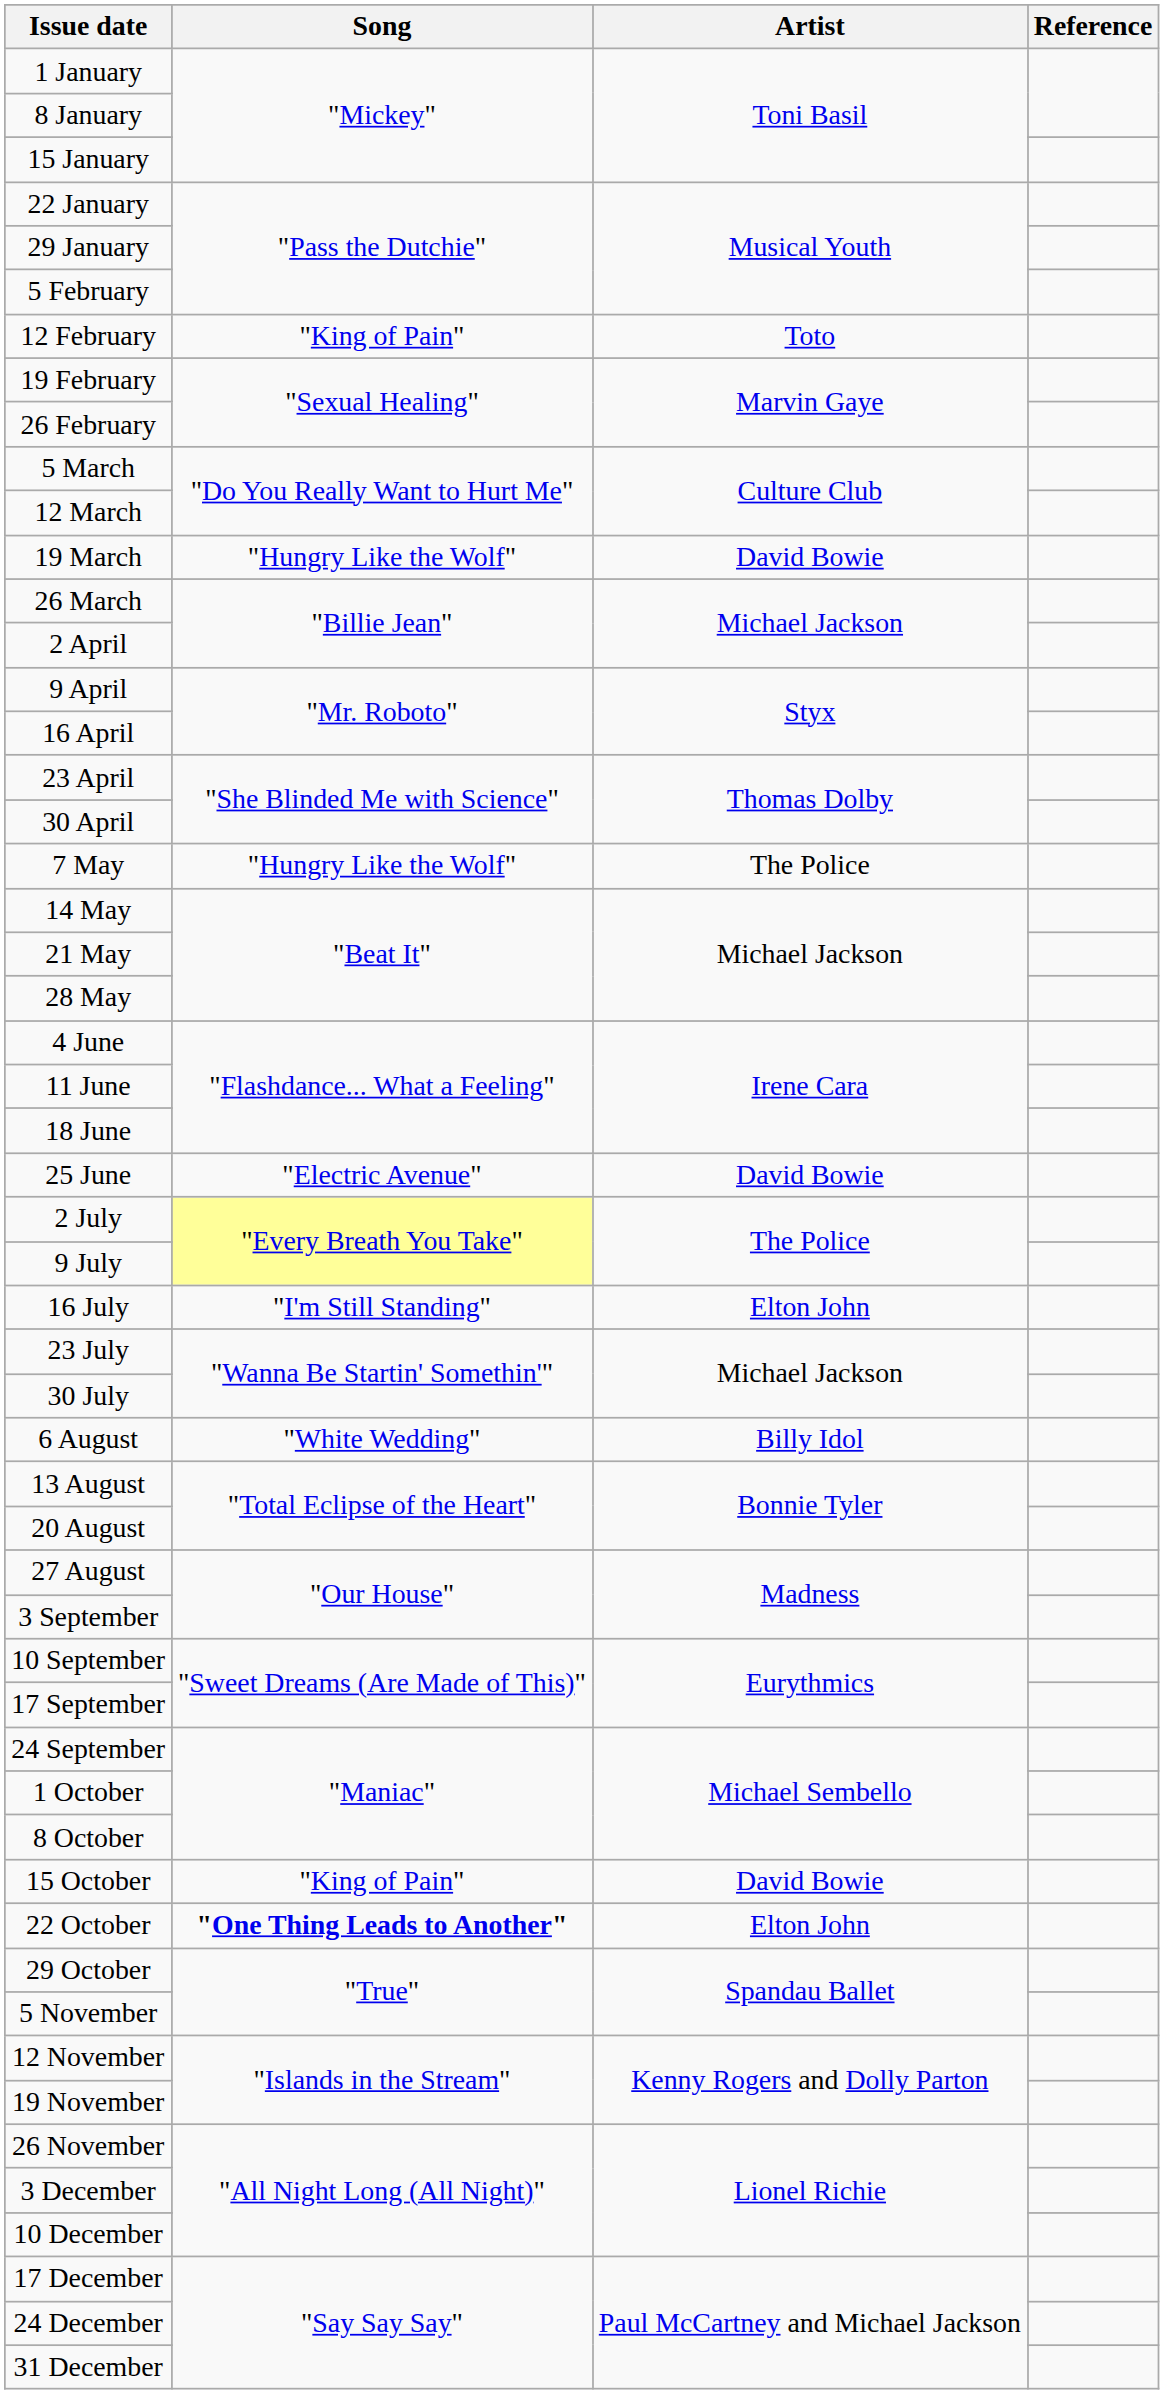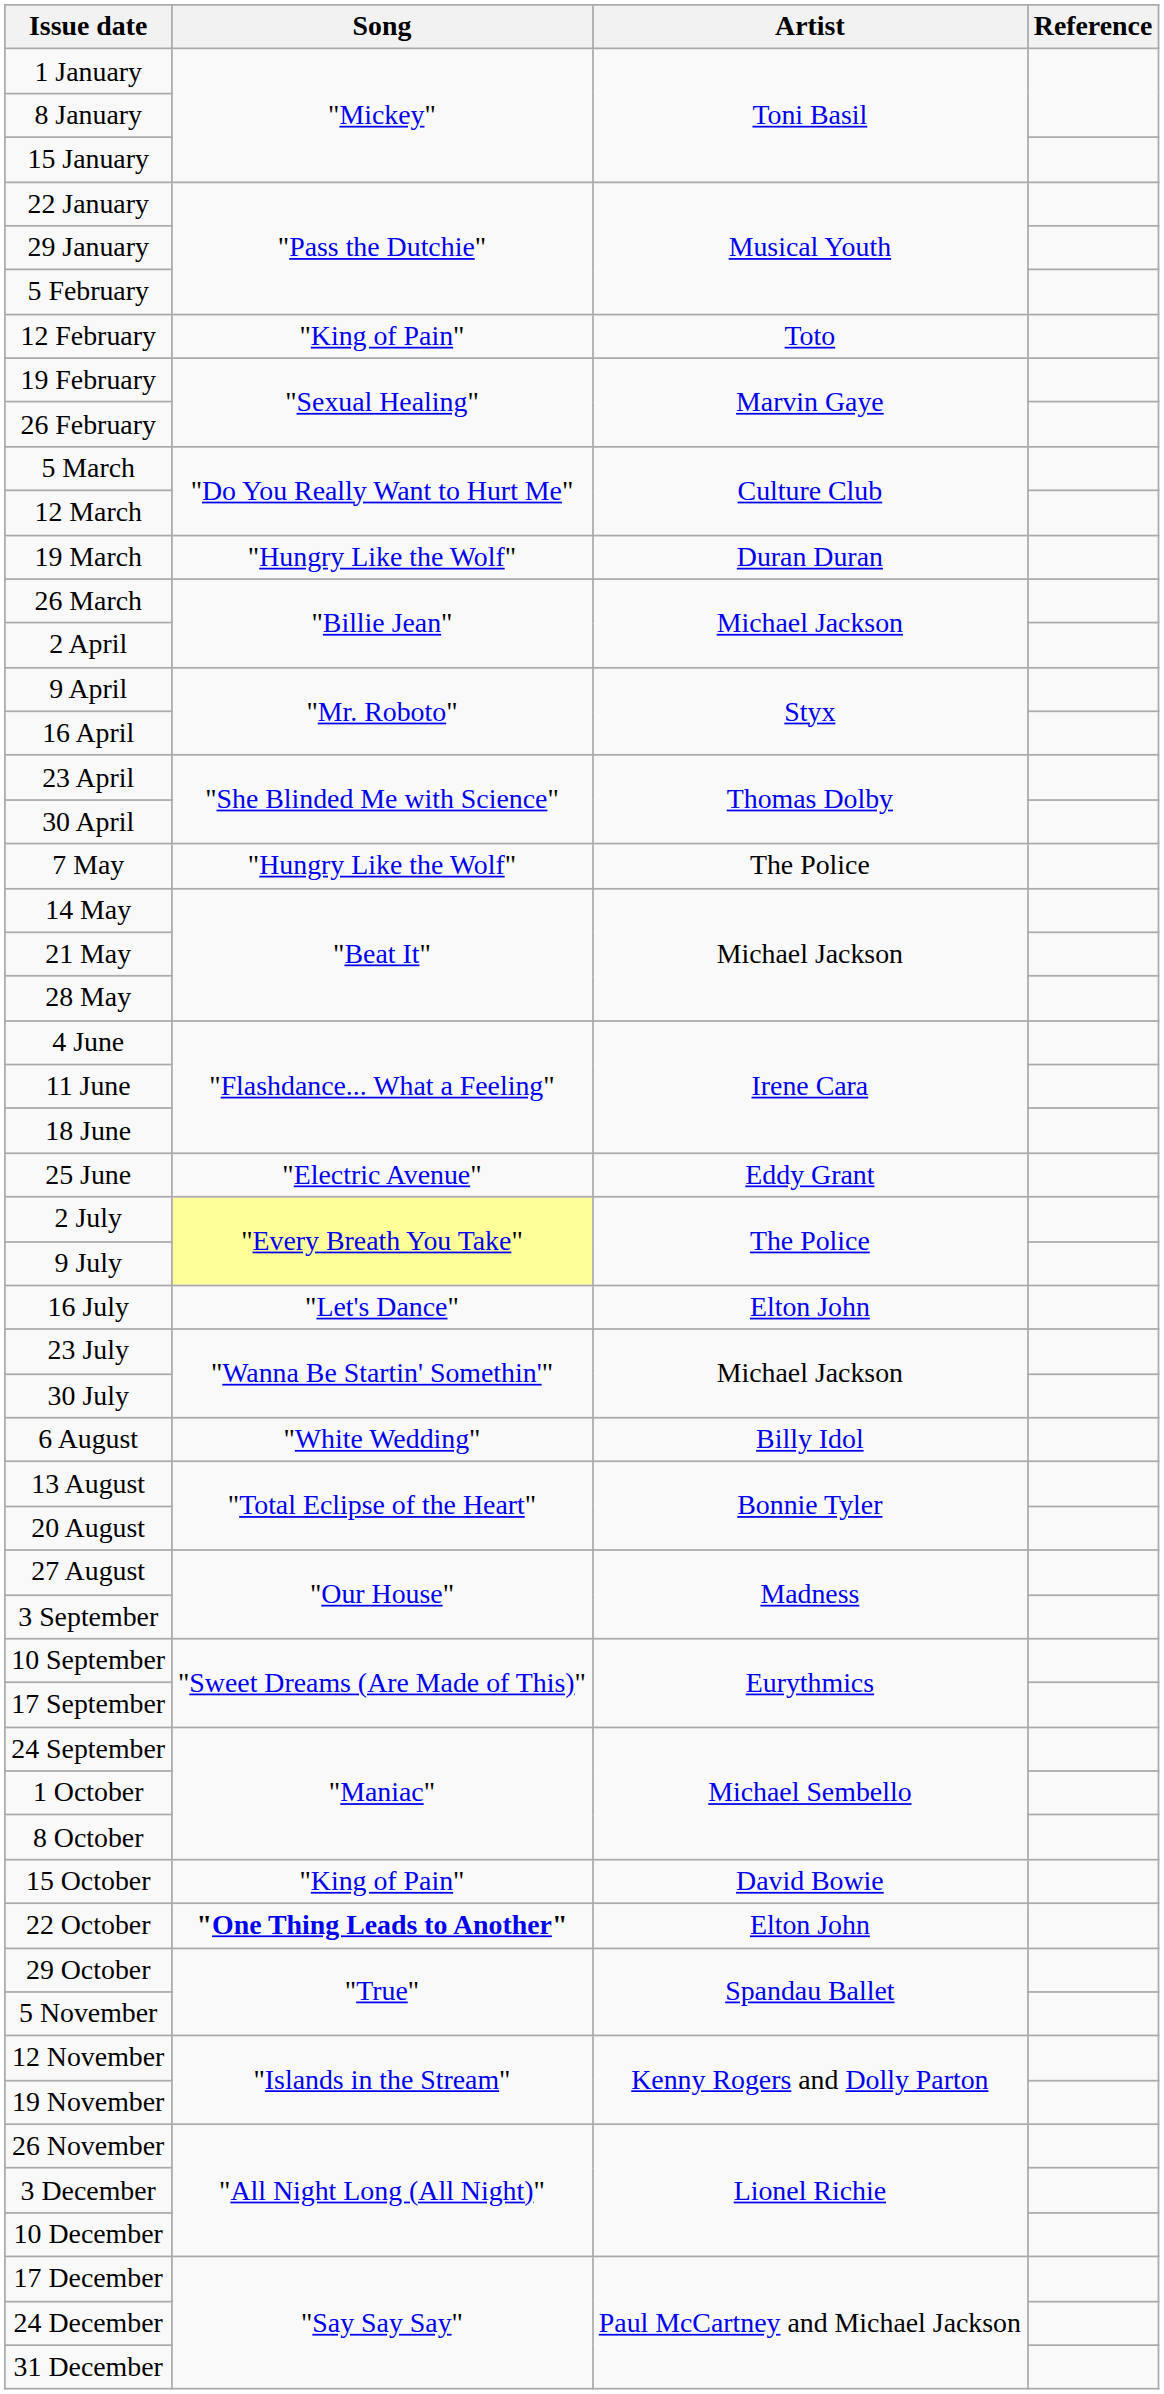(810, 556) David Bowie -> (810, 556) Duran Duran
(810, 1174) David Bowie -> (810, 1174) Eddy Grant
(382, 1306) "I'm Still Standing" -> (382, 1306) "Let's Dance"
